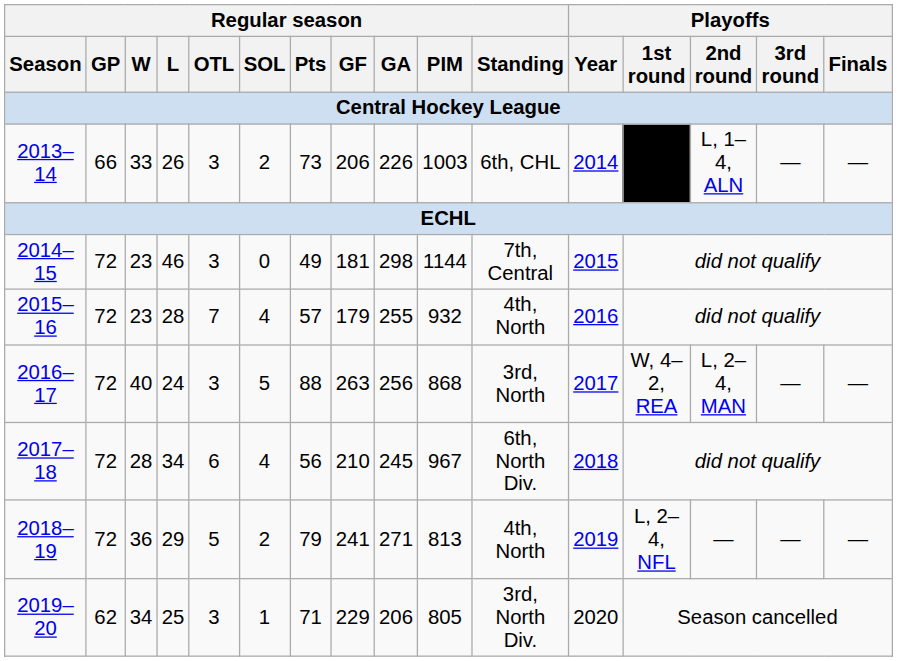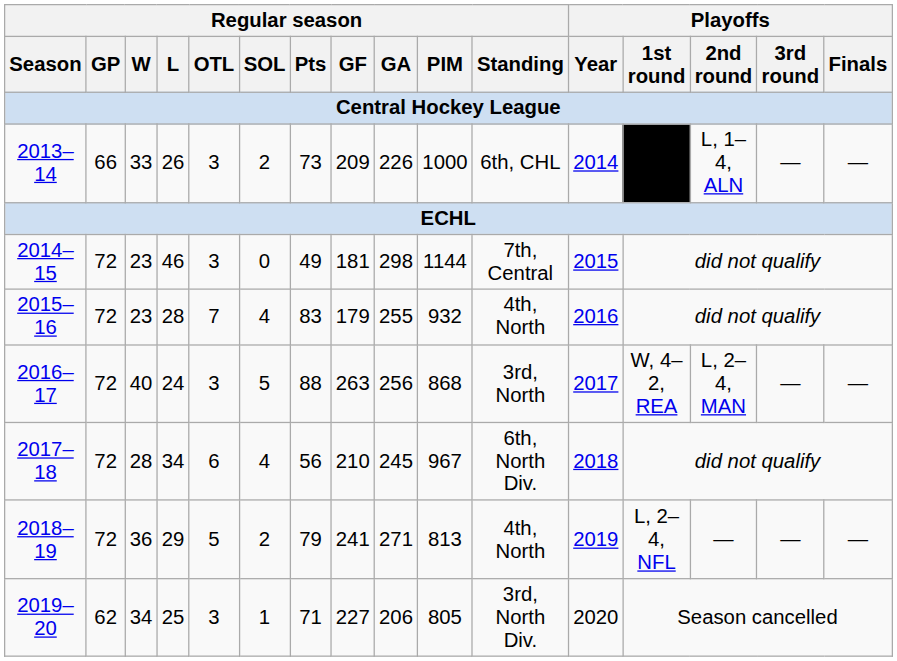(353, 163) 206 -> (353, 163) 209
(445, 163) 1003 -> (445, 163) 1000
(311, 316) 57 -> (311, 316) 83
(353, 617) 229 -> (353, 617) 227
